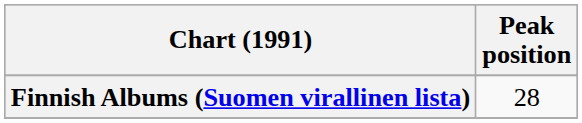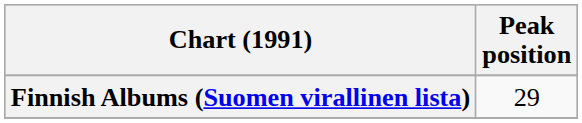(527, 96) 28 -> (527, 96) 29
